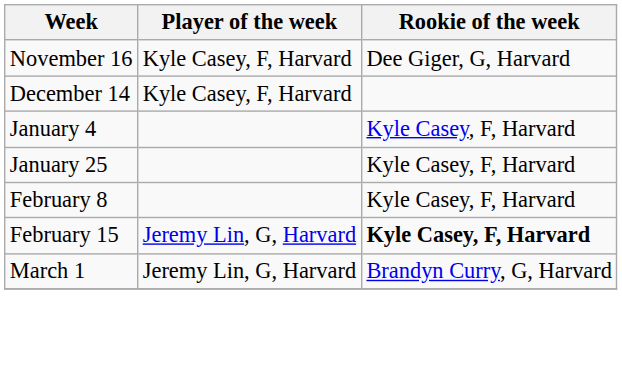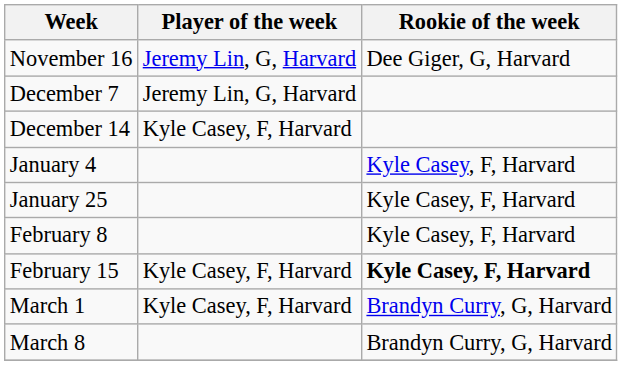(247, 57) Kyle Casey, F, Harvard -> (249, 57) Jeremy Lin, G, Harvard
+ row: (64, 93)
(249, 235) Jeremy Lin, G, Harvard -> (247, 270) Kyle Casey, F, Harvard
(249, 270) Jeremy Lin, G, Harvard -> (247, 306) Kyle Casey, F, Harvard
+ row: (47, 341)
